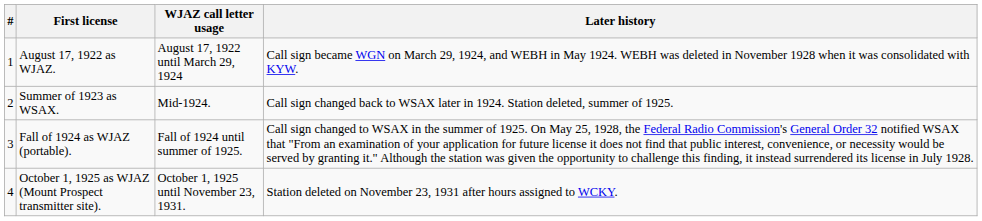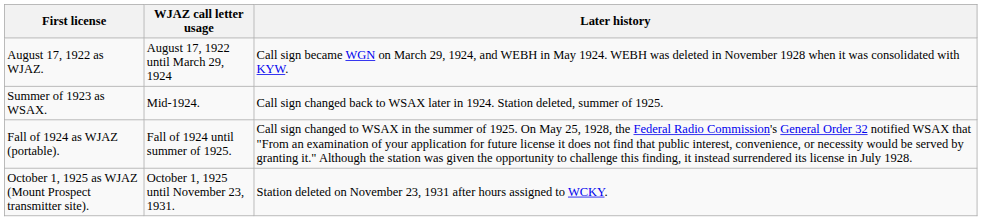- column: (10, 21)
